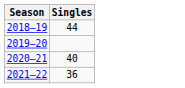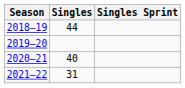+ column: (137, 12)
(72, 75) 36 -> (72, 75) 31
